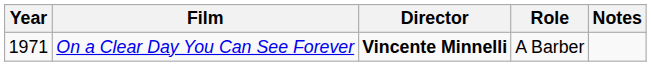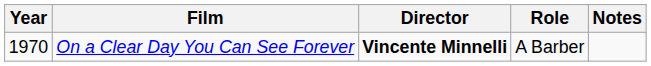(28, 46) 1971 -> (28, 46) 1970
